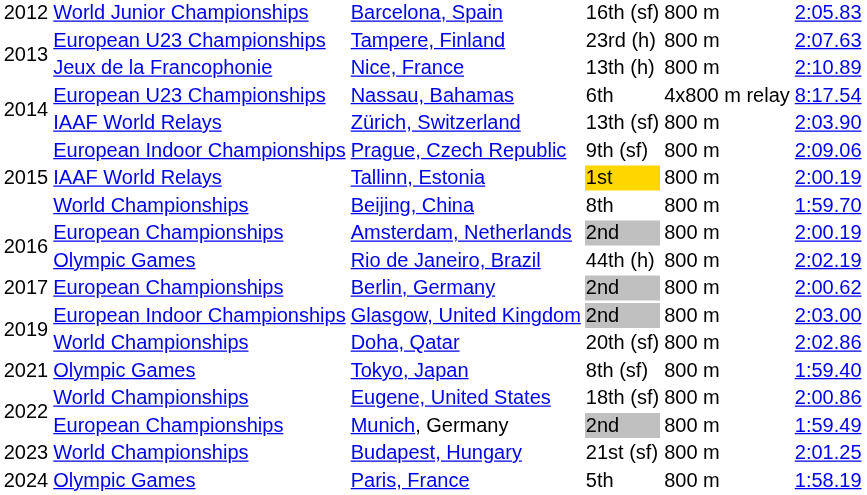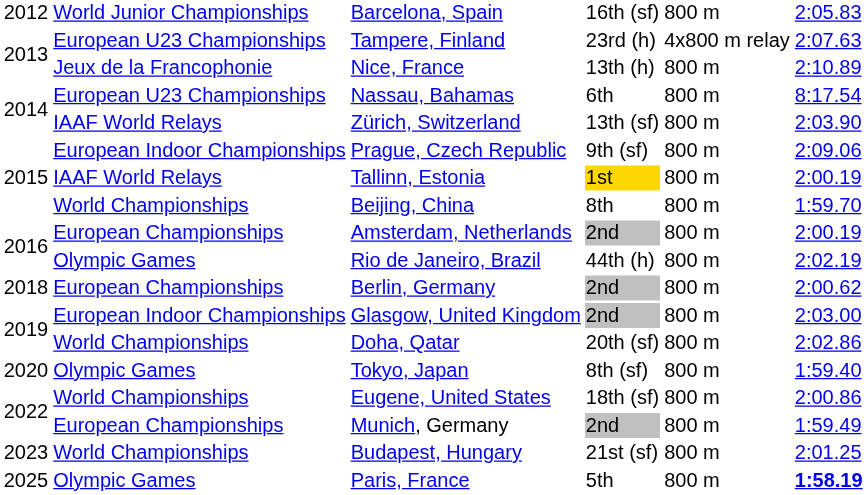(692, 40) 800 m -> (727, 40) 4x800 m relay
(727, 95) 4x800 m relay -> (692, 95) 800 m
(26, 287) 2017 -> (26, 287) 2018
(26, 370) 2021 -> (26, 370) 2020
(26, 480) 2024 -> (26, 480) 2025
(828, 480) normal -> (829, 480) bold
